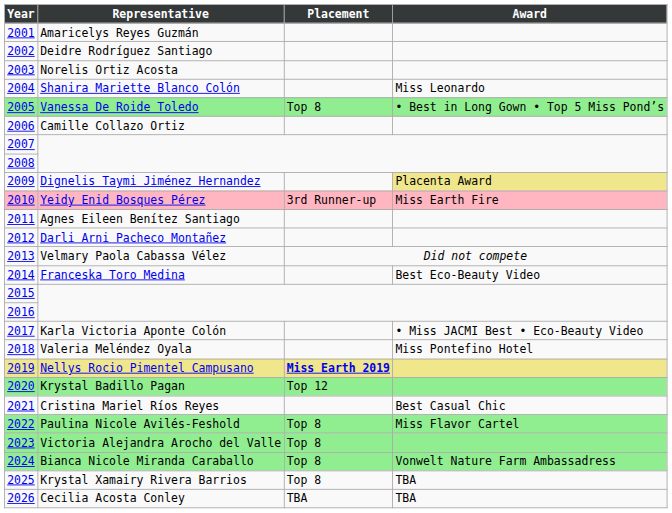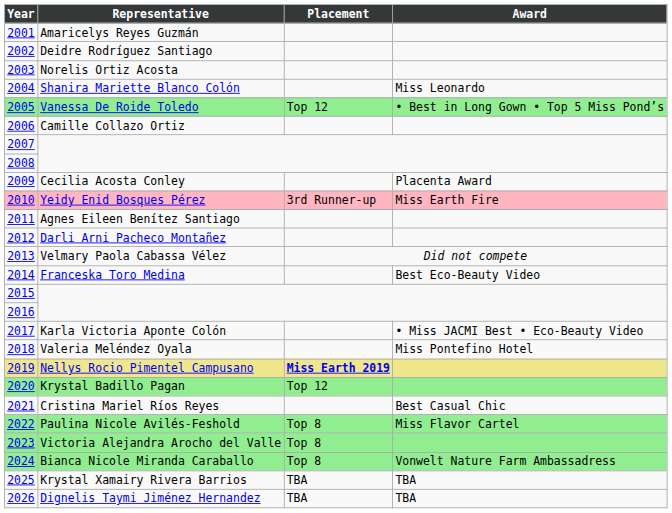(304, 107) Top 8 -> (307, 107) Top 12
(150, 182) Dignelis Taymi Jiménez Hernandez -> (112, 182) Cecilia Acosta Conley
(444, 182) khaki background -> (444, 182) no background
(304, 480) Top 8 -> (297, 480) TBA
(112, 499) Cecilia Acosta Conley -> (150, 499) Dignelis Taymi Jiménez Hernandez
